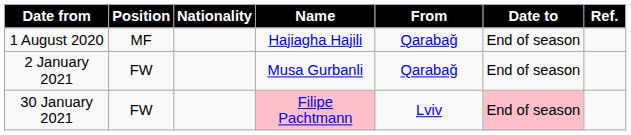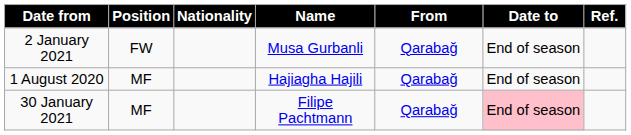rows swapped: (57, 40) <-> (57, 71)
(141, 111) FW -> (141, 111) MF
(315, 111) pink background -> (315, 111) no background
(429, 111) Lviv -> (429, 111) Qarabağ
